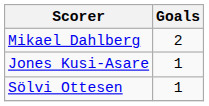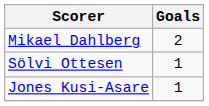rows swapped: (79, 64) <-> (65, 88)
